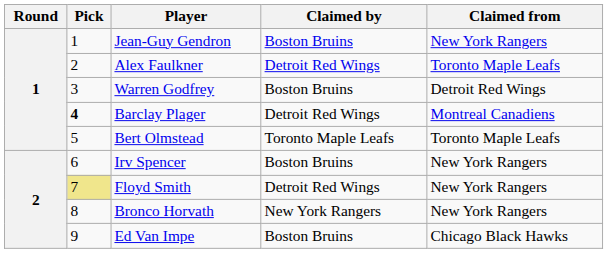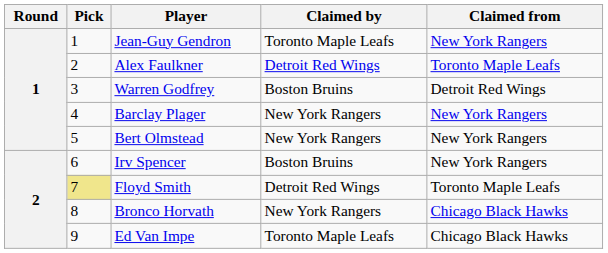(309, 41) Boston Bruins -> (329, 41) Toronto Maple Leafs
(74, 114) bold -> (74, 114) normal
(322, 114) Detroit Red Wings -> (323, 114) New York Rangers
(493, 114) Montreal Canadiens -> (489, 114) New York Rangers
(329, 138) Toronto Maple Leafs -> (323, 138) New York Rangers
(495, 138) Toronto Maple Leafs -> (489, 138) New York Rangers
(489, 187) New York Rangers -> (495, 187) Toronto Maple Leafs
(489, 211) New York Rangers -> (499, 211) Chicago Black Hawks
(309, 235) Boston Bruins -> (329, 235) Toronto Maple Leafs
